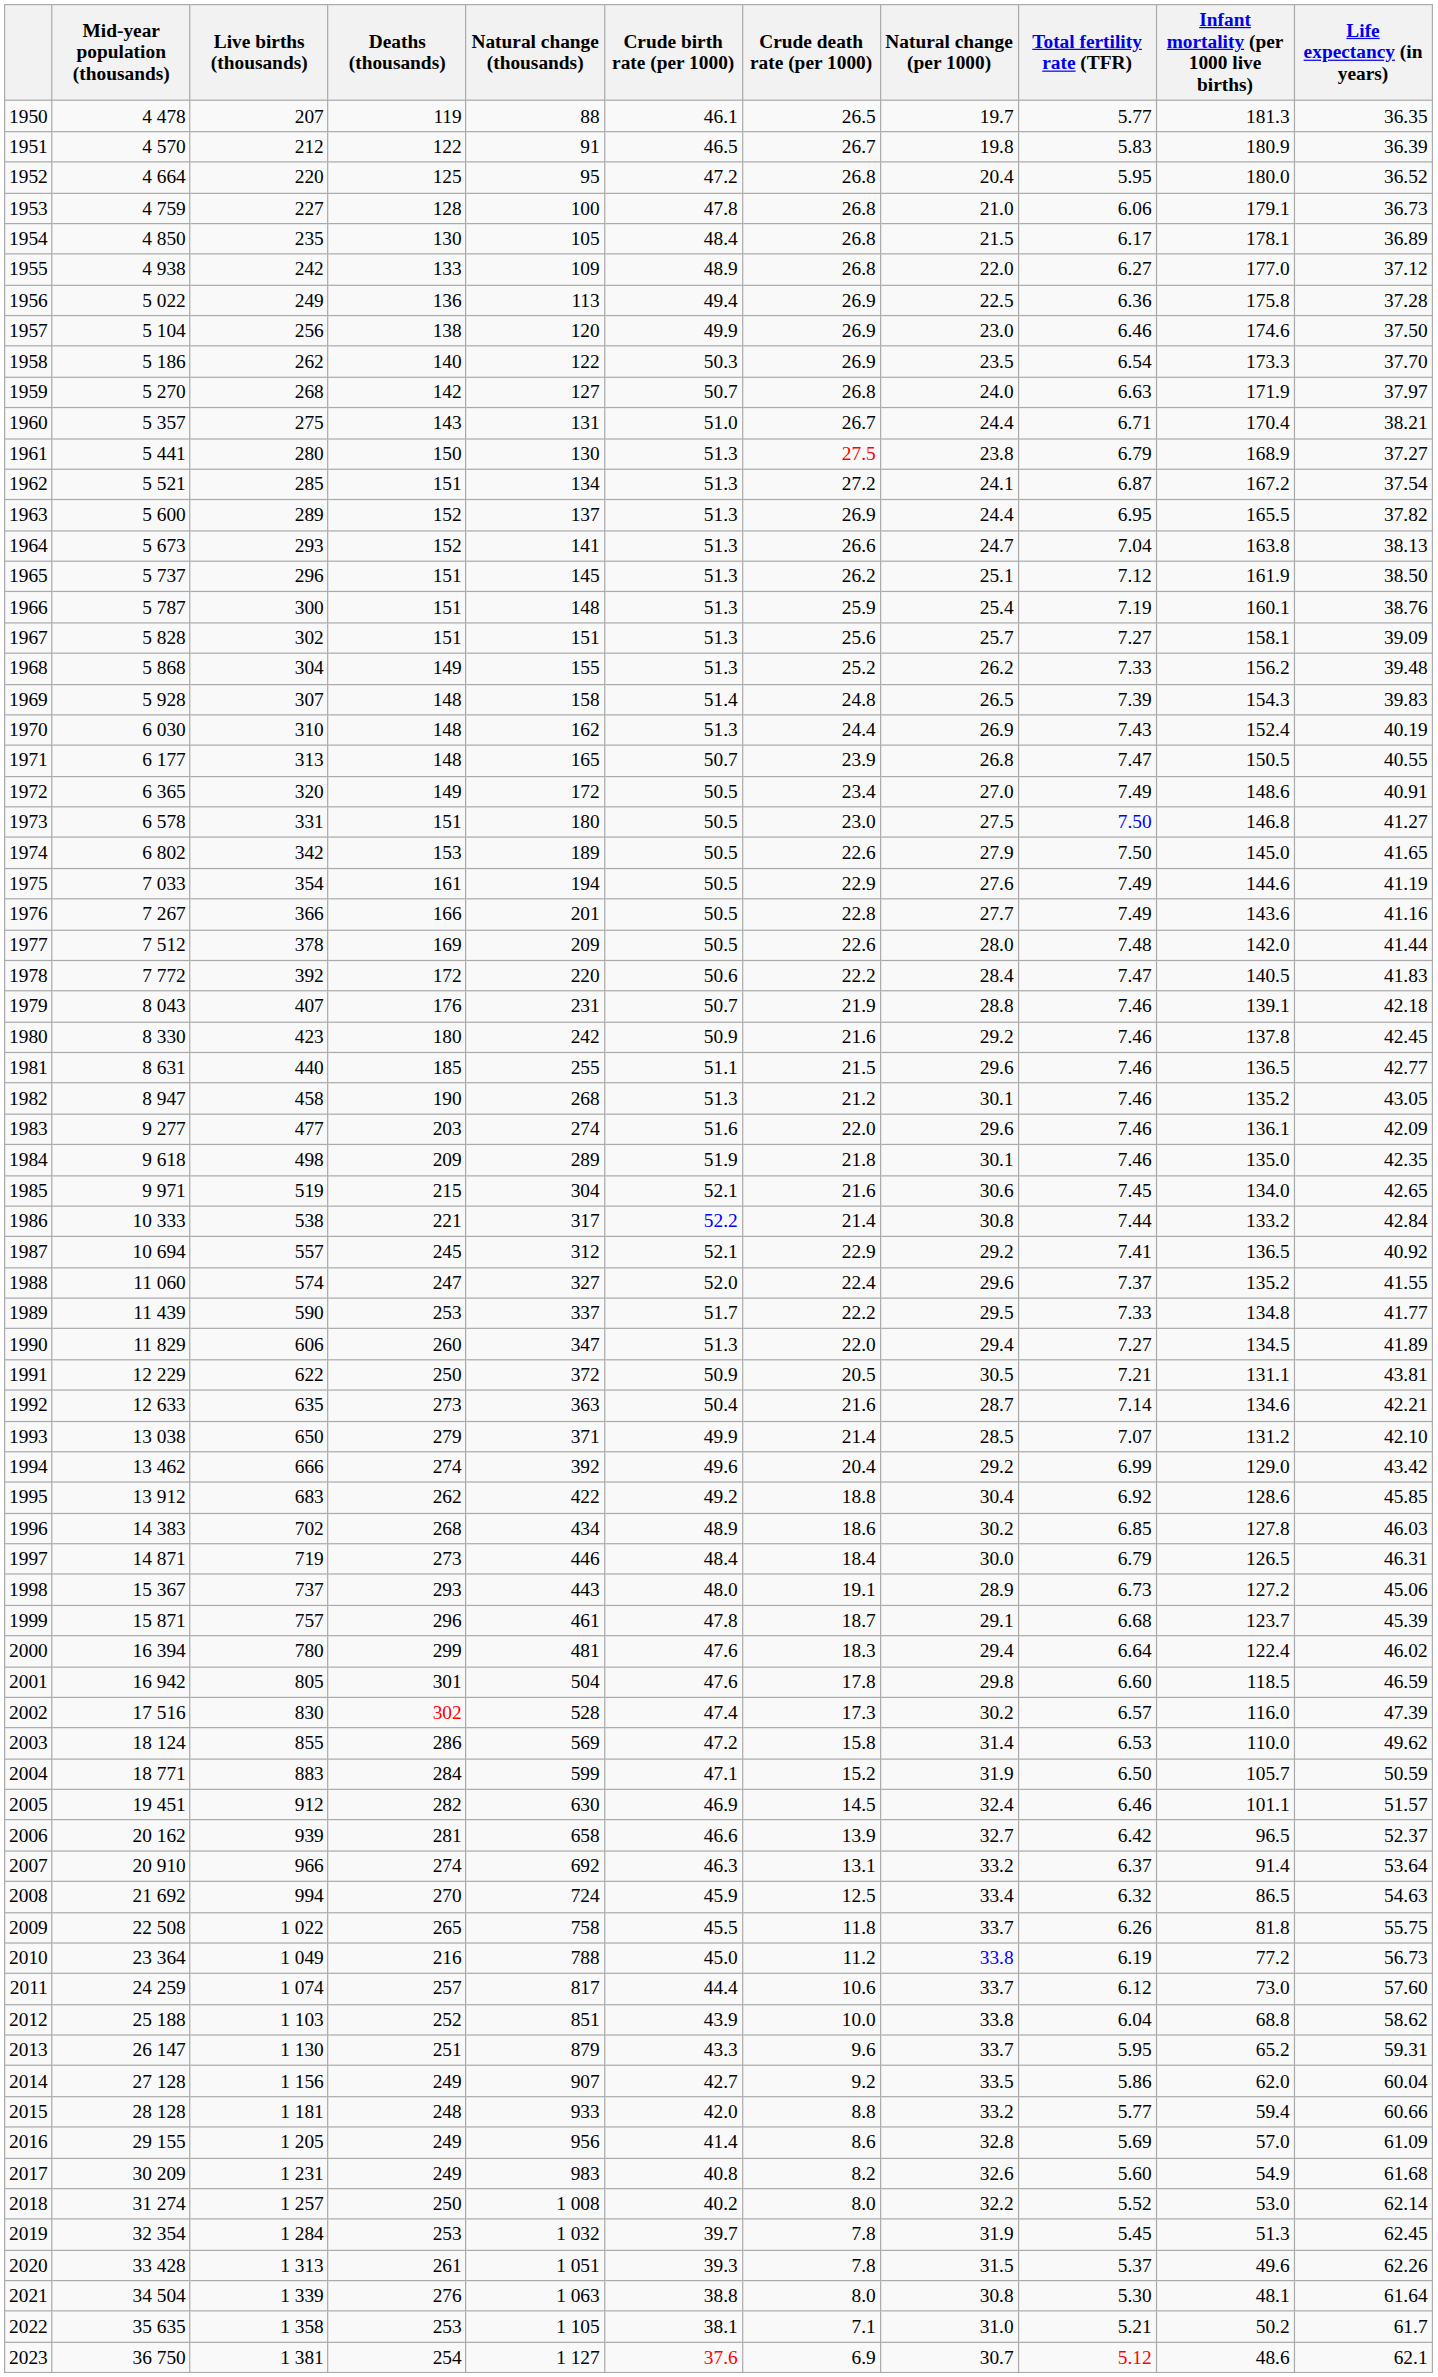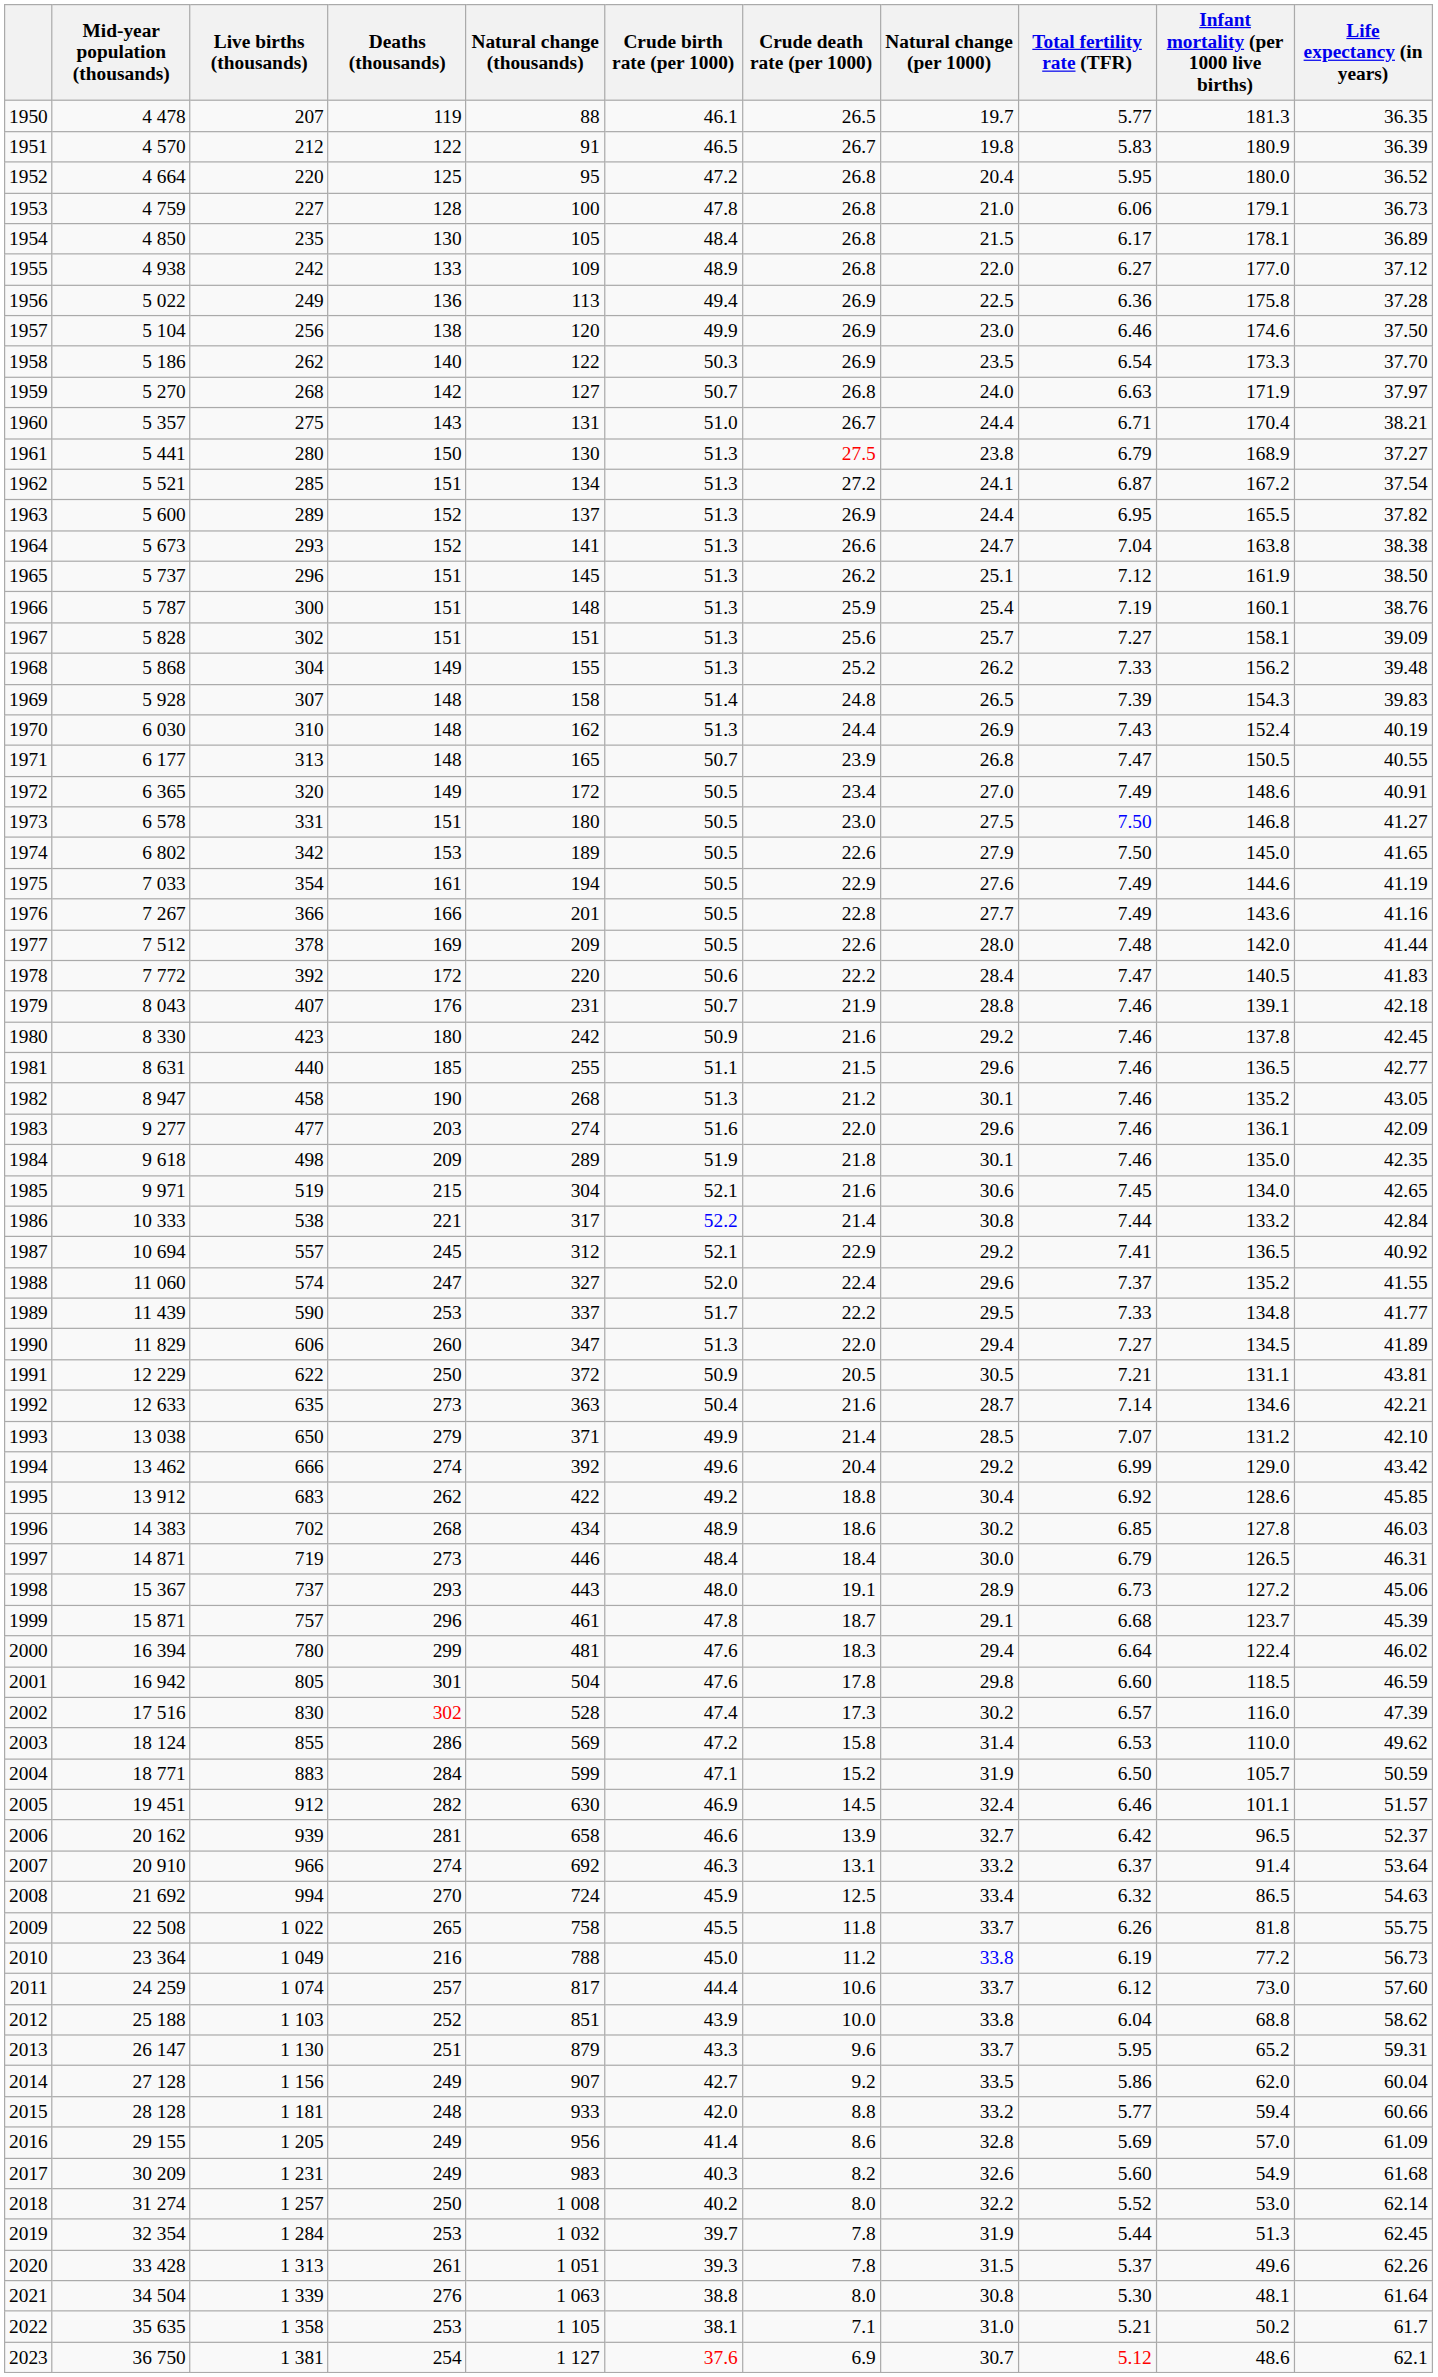(1406, 545) 38.13 -> (1406, 545) 38.38
(721, 2173) 40.8 -> (721, 2173) 40.3
(1135, 2234) 5.45 -> (1135, 2234) 5.44
